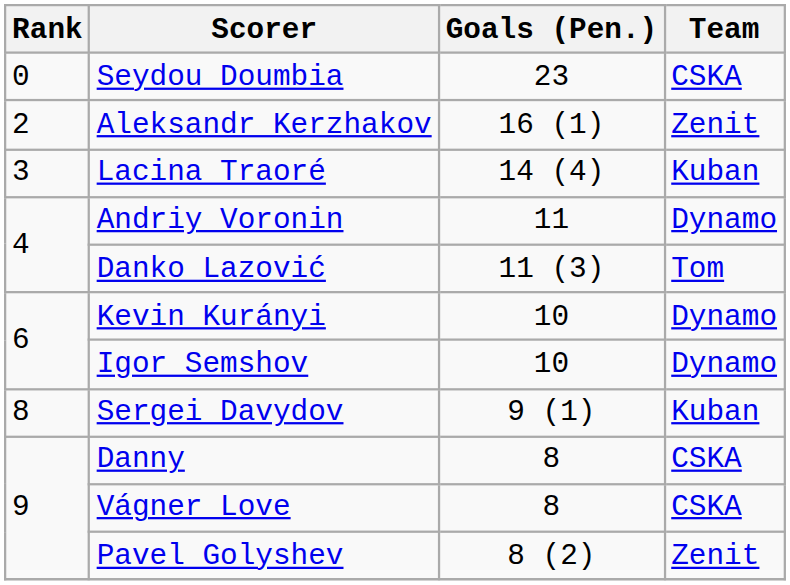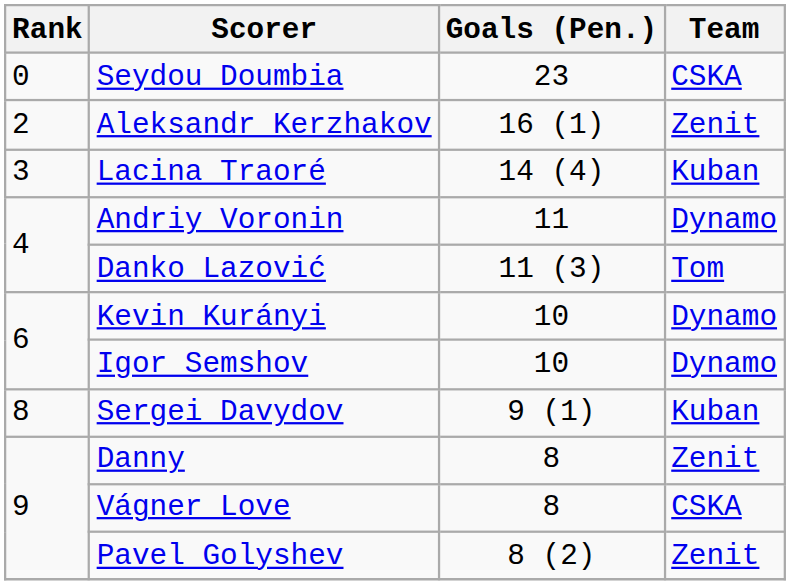(707, 460) CSKA -> (715, 460) Zenit
